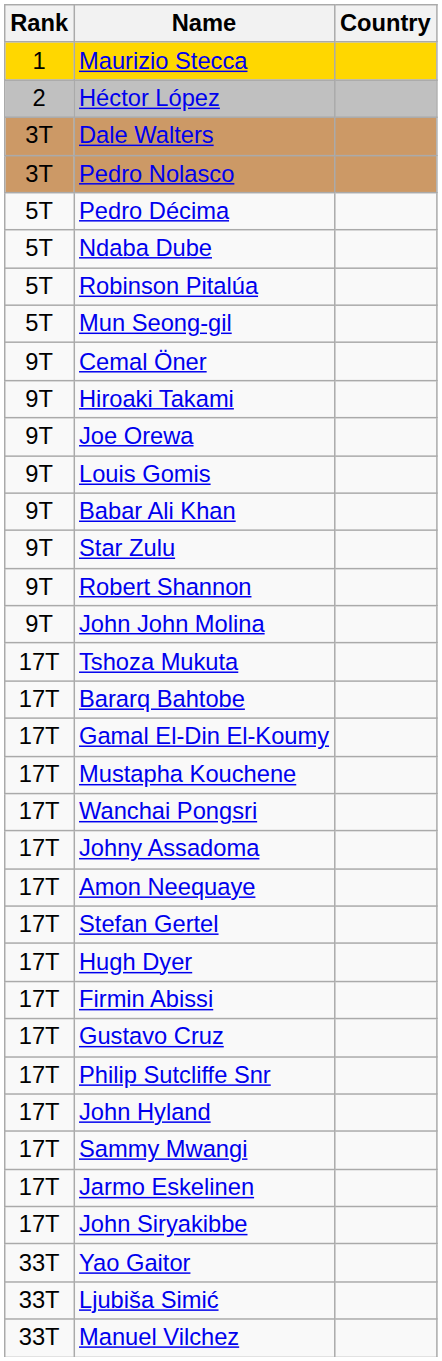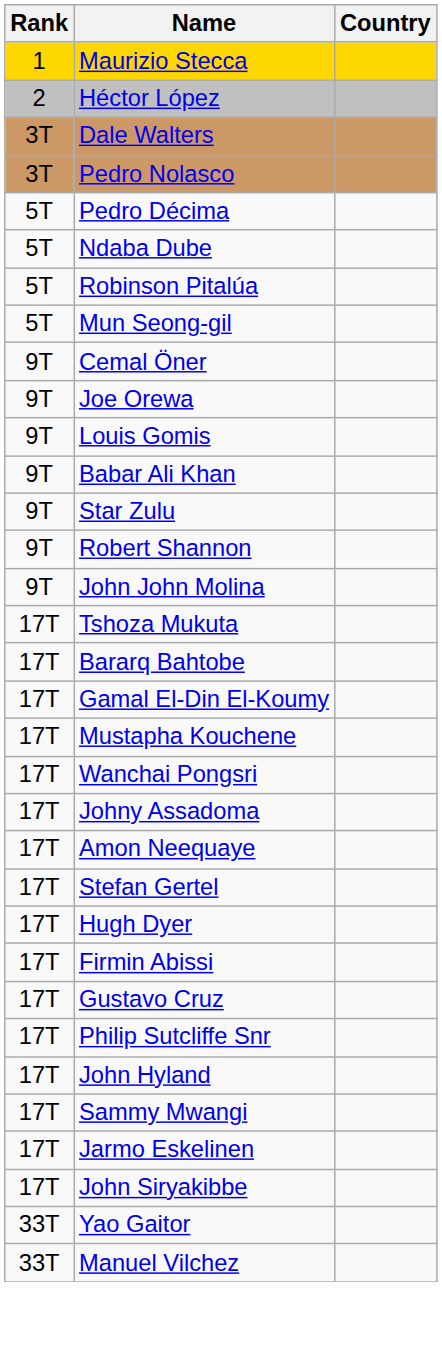- row: (156, 398)
- row: (149, 1300)
